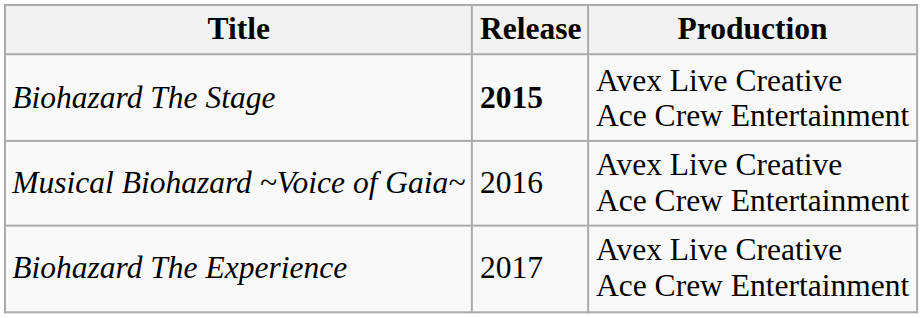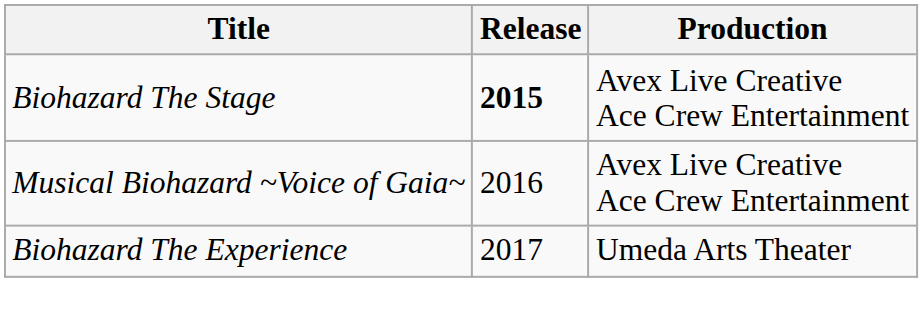(753, 268) Avex Live Creative Ace Crew Entertainment -> (723, 250) Umeda Arts Theater
